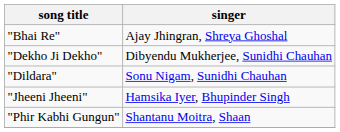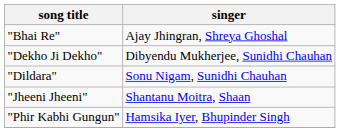(208, 96) Hamsika Iyer, Bhupinder Singh -> (188, 96) Shantanu Moitra, Shaan
(188, 117) Shantanu Moitra, Shaan -> (208, 117) Hamsika Iyer, Bhupinder Singh
